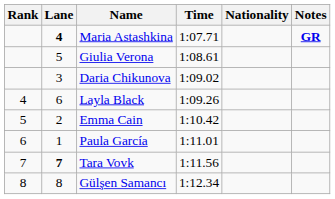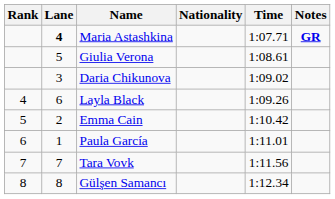columns swapped: (257, 15) <-> (199, 15)
(59, 162) bold -> (59, 162) normal
